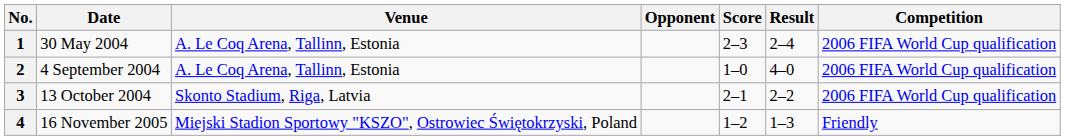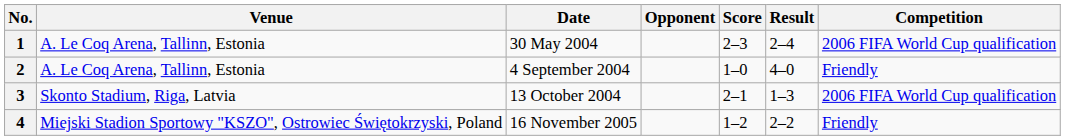columns swapped: (104, 17) <-> (406, 17)
(939, 69) 2006 FIFA World Cup qualification -> (850, 69) Friendly
(782, 95) 2–2 -> (782, 95) 1–3
(782, 122) 1–3 -> (782, 122) 2–2
